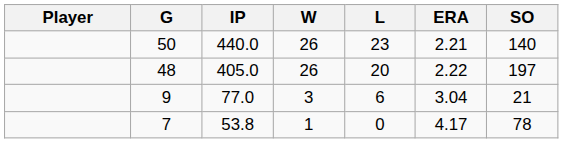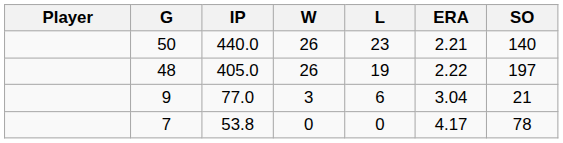(380, 71) 20 -> (380, 71) 19
(309, 124) 1 -> (309, 124) 0
